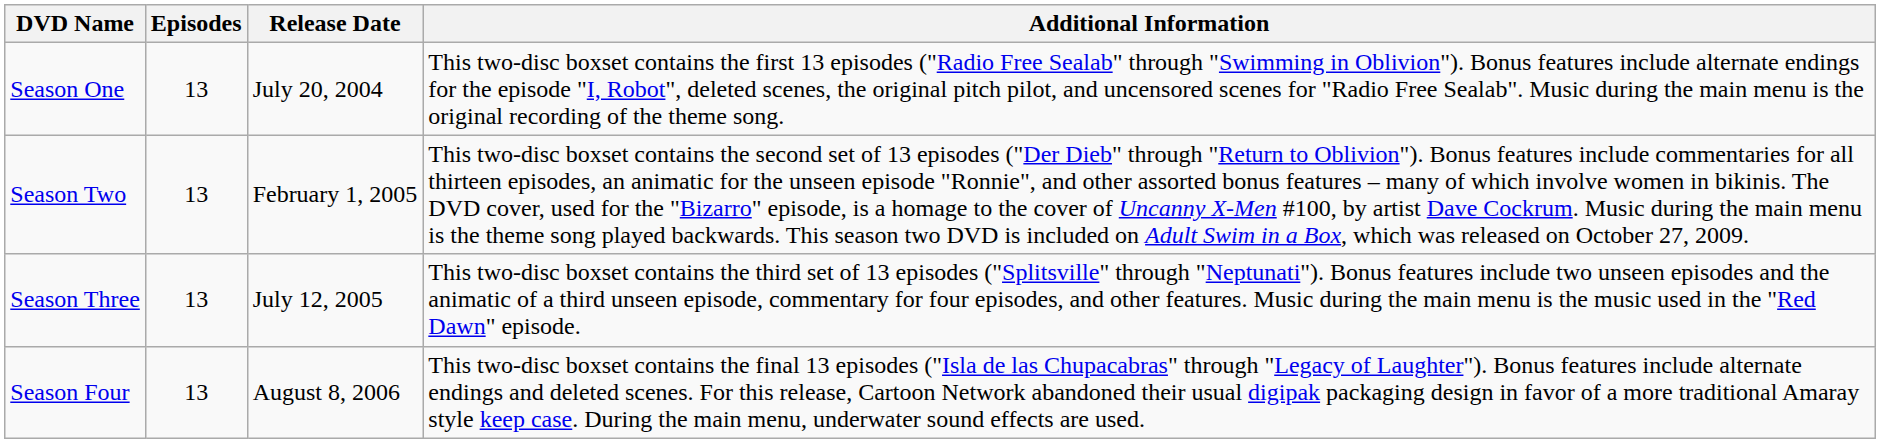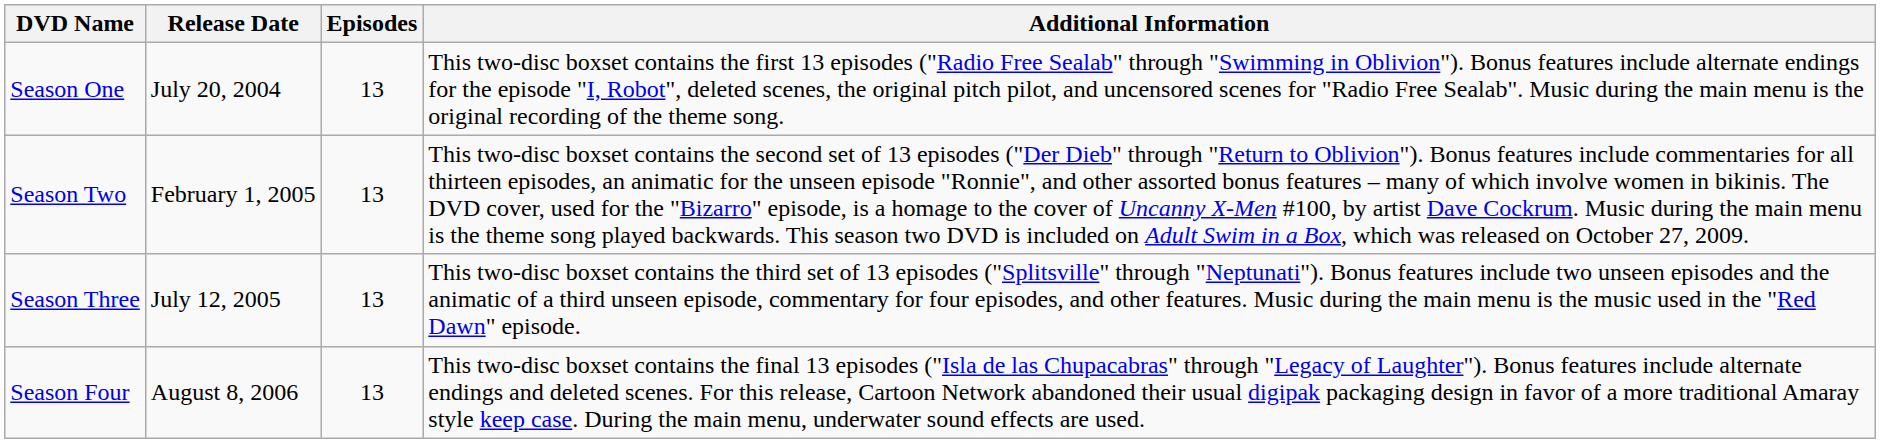columns swapped: (335, 23) <-> (196, 23)
